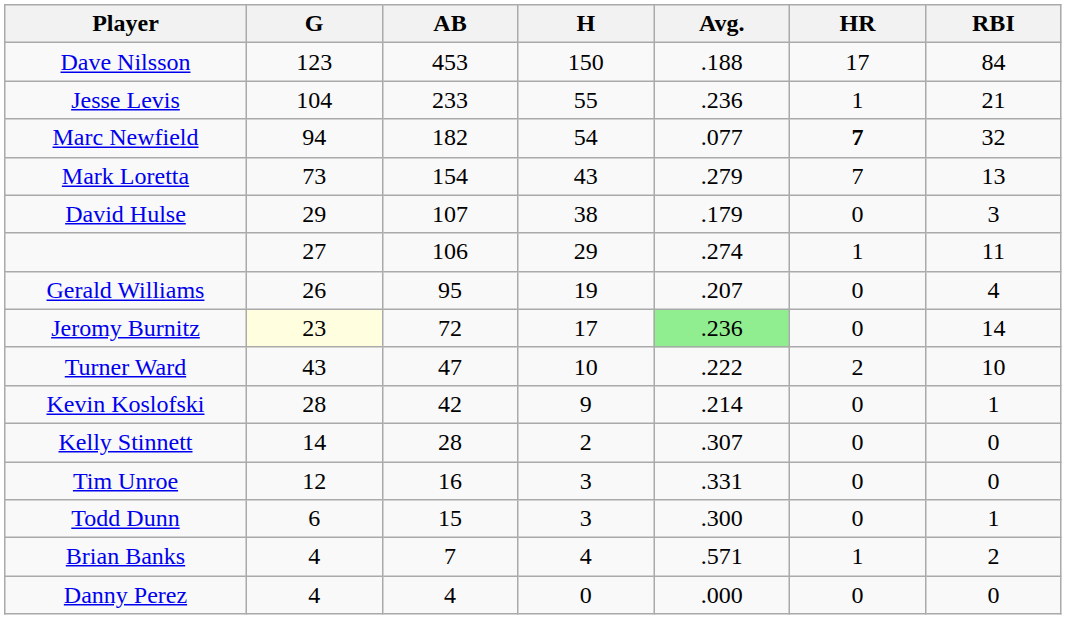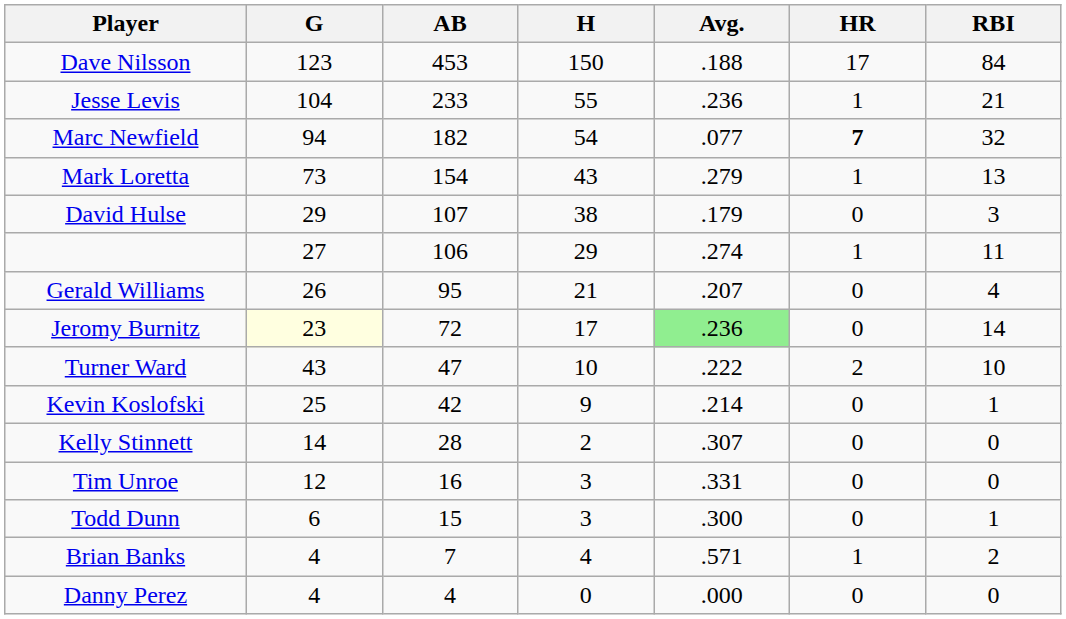(858, 175) 7 -> (858, 175) 1
(586, 289) 19 -> (586, 289) 21
(314, 404) 28 -> (314, 404) 25
